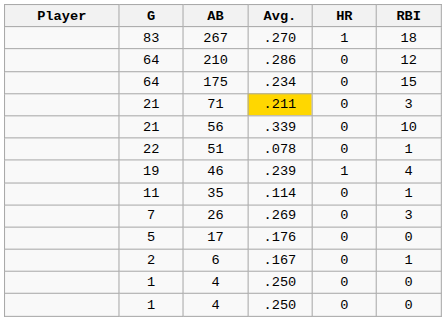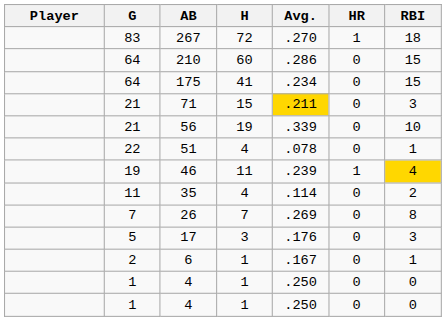+ column: (244, 16)
(409, 60) 12 -> (413, 60) 15
(409, 171) no background -> (413, 171) gold background
(409, 194) 1 -> (413, 194) 2
(409, 216) 3 -> (413, 216) 8
(409, 238) 0 -> (413, 238) 3
